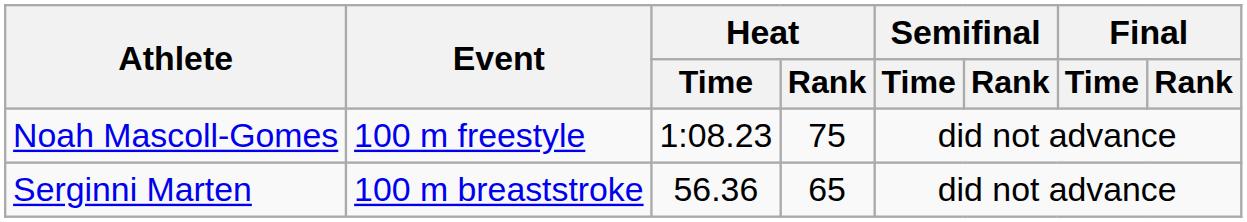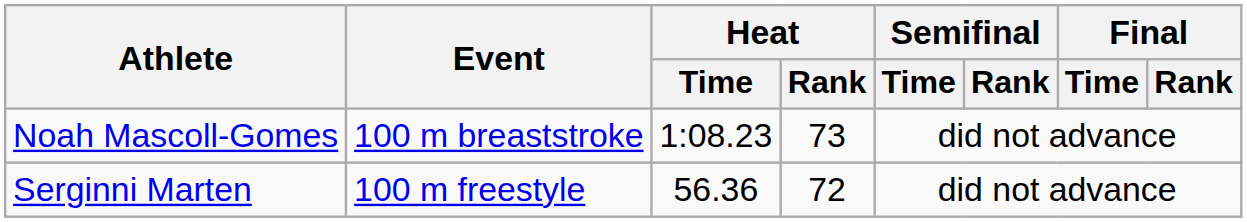(470, 136) 100 m freestyle -> (499, 136) 100 m breaststroke
(827, 136) 75 -> (827, 136) 73
(499, 190) 100 m breaststroke -> (470, 190) 100 m freestyle
(827, 190) 65 -> (827, 190) 72
